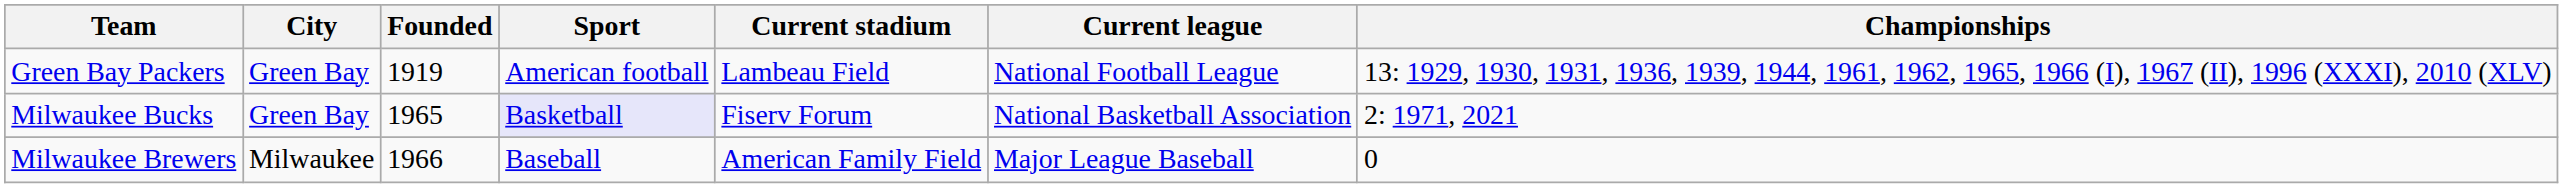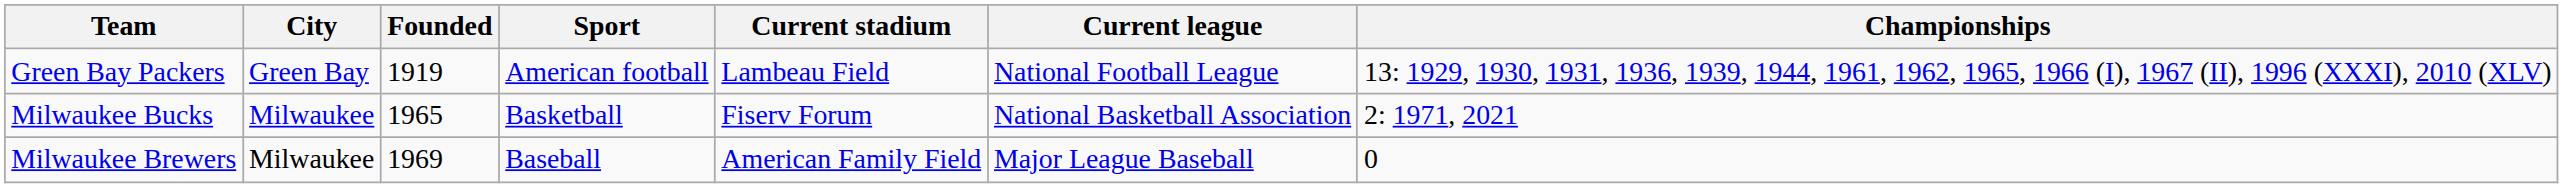(309, 114) Green Bay -> (312, 114) Milwaukee
(564, 114) lavender background -> (564, 114) no background
(415, 159) 1966 -> (415, 159) 1969
